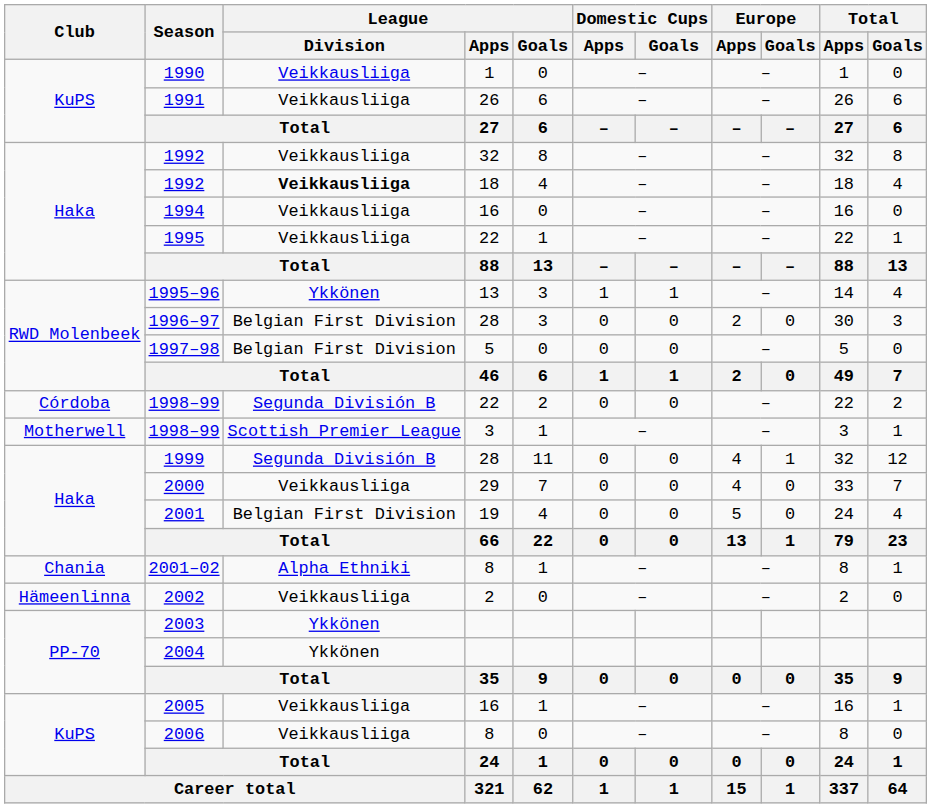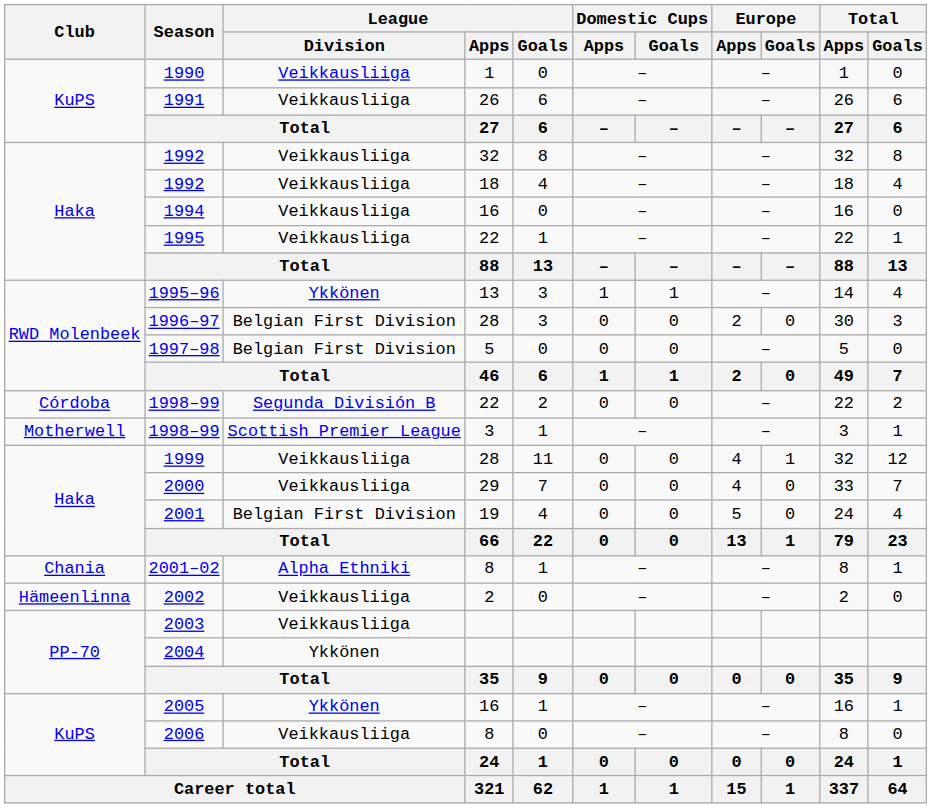(344, 184) bold -> (344, 184) normal
(344, 459) Segunda División B -> (344, 459) Veikkausliiga
(344, 624) Ykkönen -> (344, 624) Veikkausliiga
(344, 707) Veikkausliiga -> (344, 707) Ykkönen
